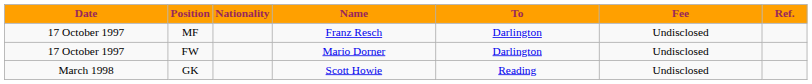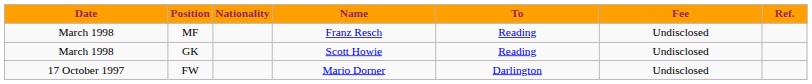(86, 33) 17 October 1997 -> (86, 33) March 1998
(517, 33) Darlington -> (517, 33) Reading
rows swapped: (190, 51) <-> (190, 70)
